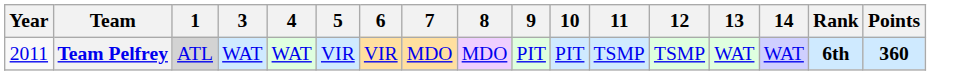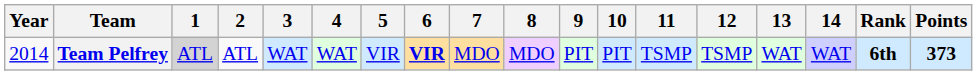+ column: (240, 21)
(29, 53) 2011 -> (29, 53) 2014
(381, 53) normal -> (427, 53) bold
(894, 53) 360 -> (941, 53) 373
